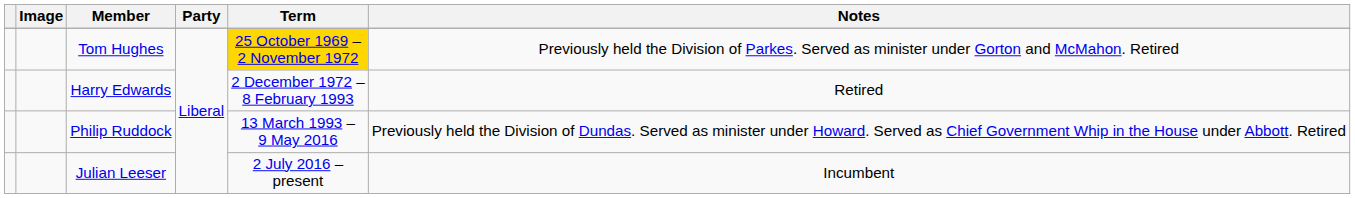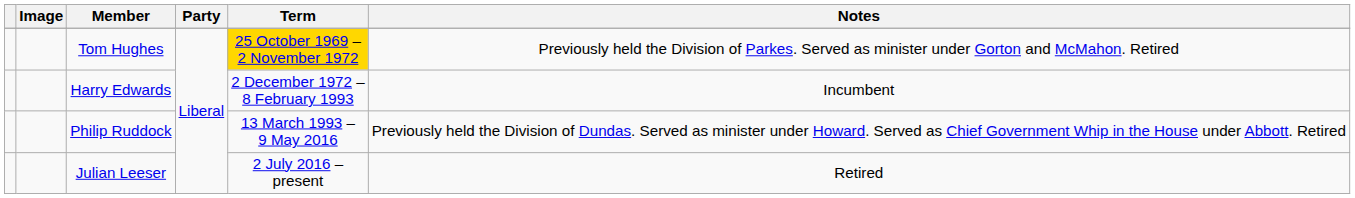(859, 90) Retired -> (859, 90) Incumbent
(859, 172) Incumbent -> (859, 172) Retired
